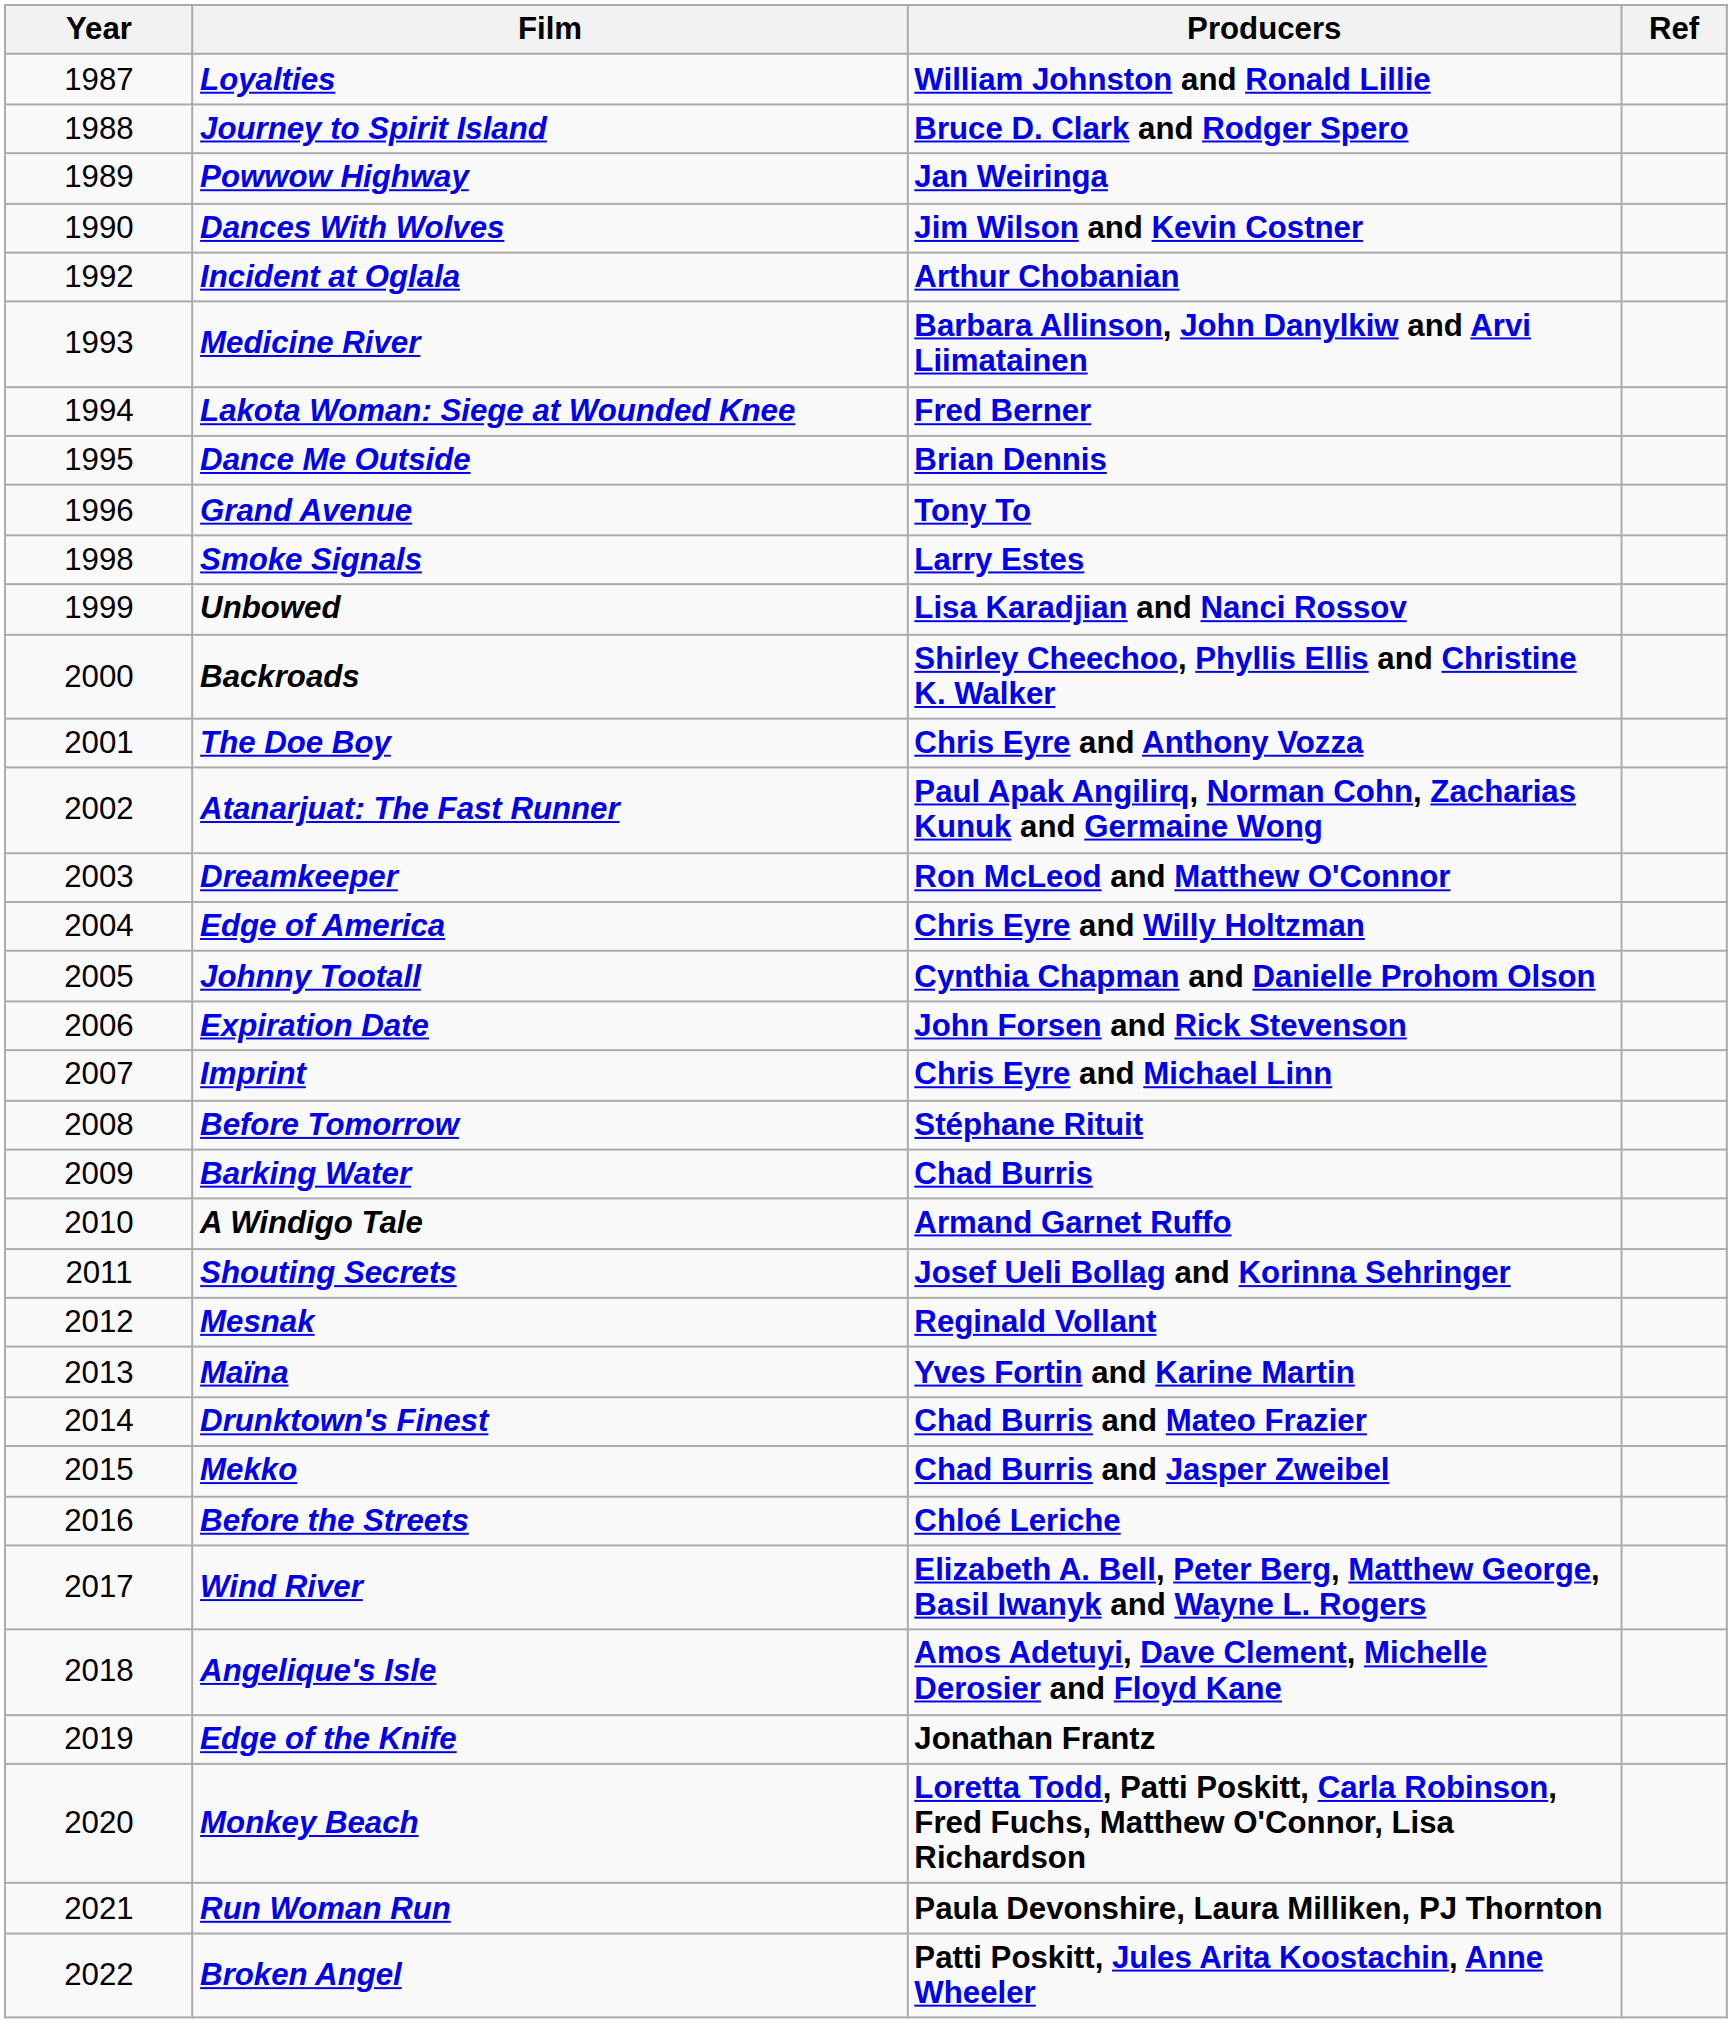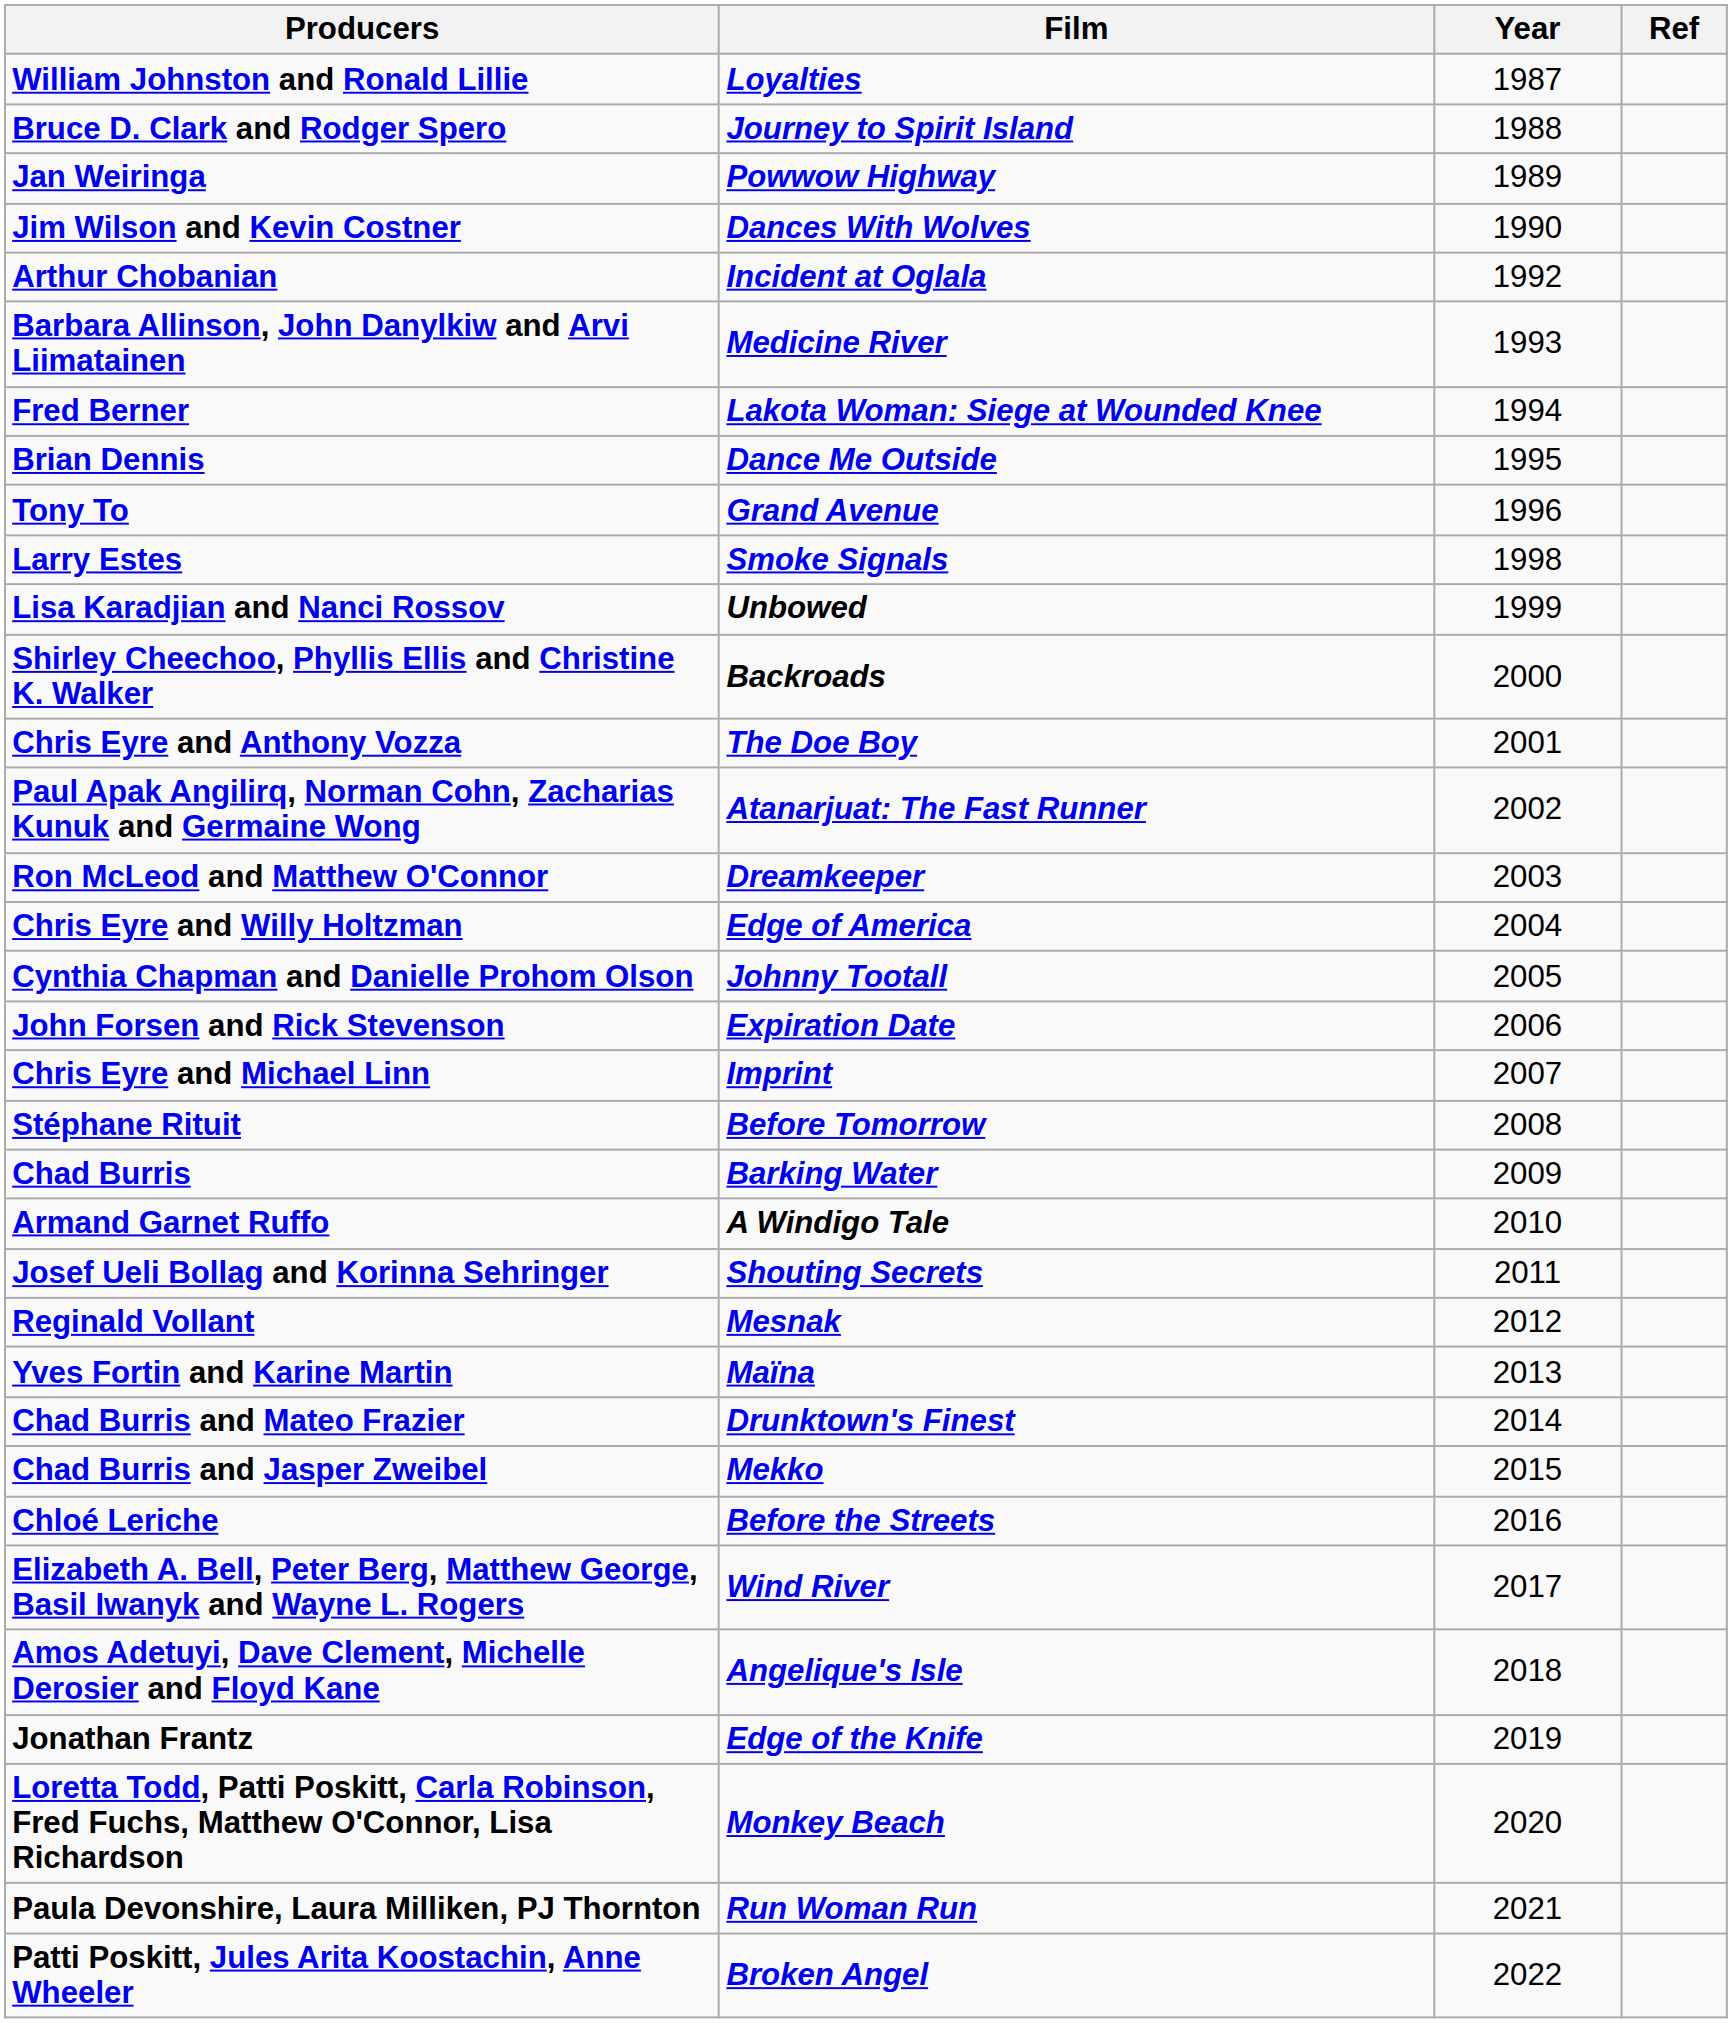columns swapped: (99, 29) <-> (1264, 29)
